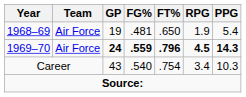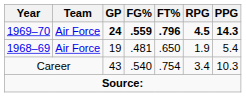rows swapped: (29, 31) <-> (29, 48)
